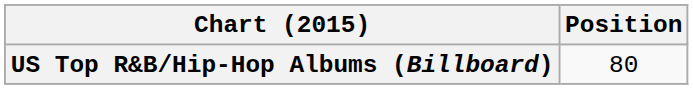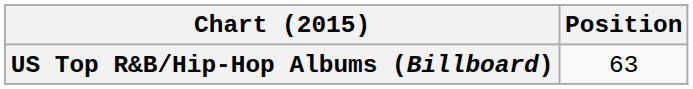(624, 65) 80 -> (624, 65) 63
